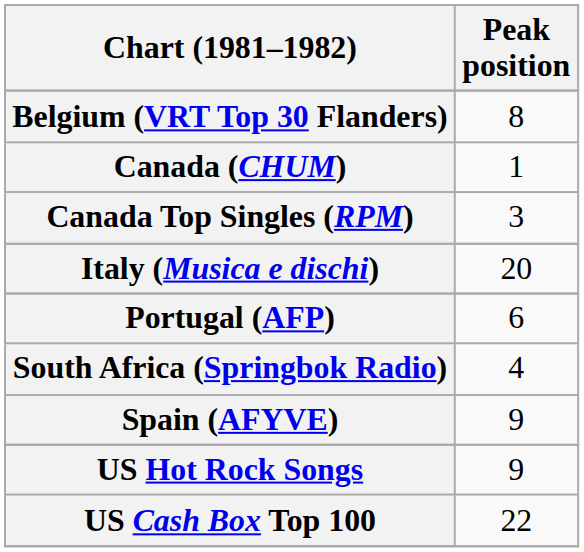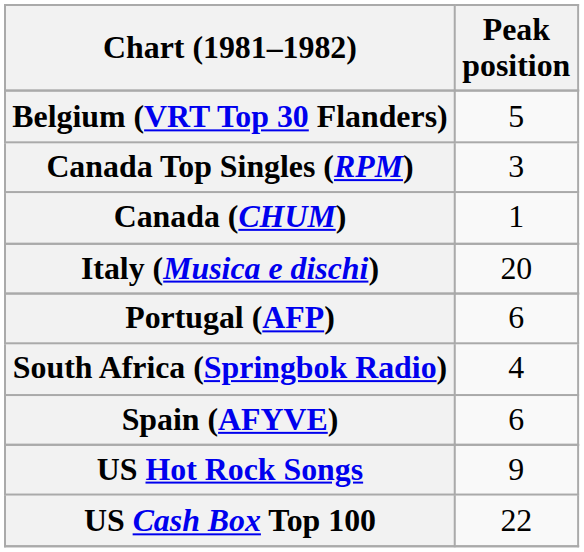(516, 116) 8 -> (516, 116) 5
rows swapped: (230, 166) <-> (230, 217)
(516, 419) 9 -> (516, 419) 6
